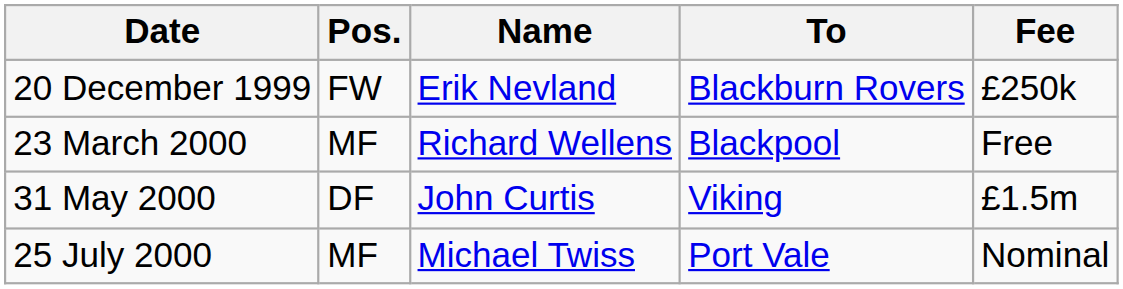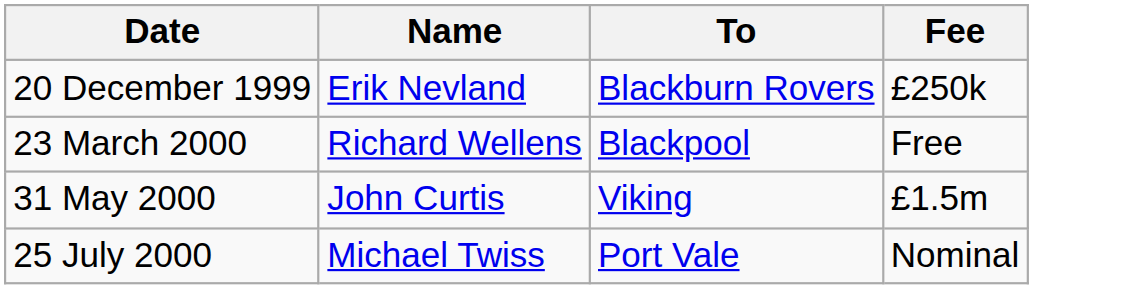- column: (364, 32)
